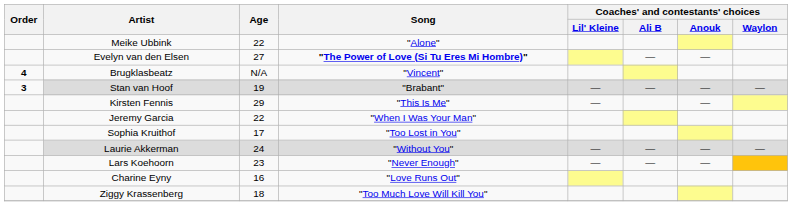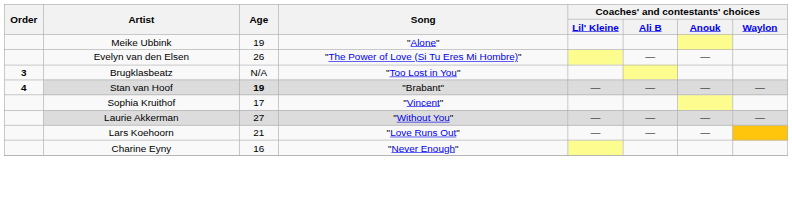(259, 42) 22 -> (259, 42) 19
(259, 57) 27 -> (259, 57) 26
(423, 57) bold -> (423, 57) normal
(24, 72) 4 -> (24, 72) 3
(423, 72) "Vincent" -> (423, 72) "Too Lost in You"
(24, 87) 3 -> (24, 87) 4
(259, 87) normal -> (259, 87) bold
- row: (141, 103)
- row: (141, 118)
(423, 133) "Too Lost in You" -> (423, 103) "Vincent"
(259, 148) 24 -> (259, 118) 27
(259, 163) 23 -> (259, 133) 21
(423, 163) "Never Enough" -> (423, 133) "Love Runs Out"
(423, 178) "Love Runs Out" -> (423, 148) "Never Enough"
- row: (141, 193)
